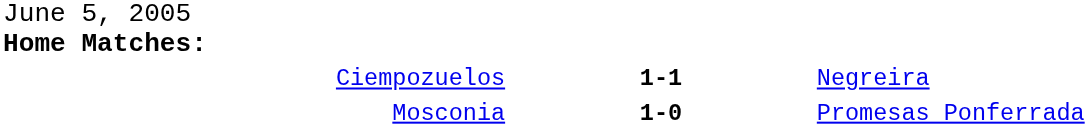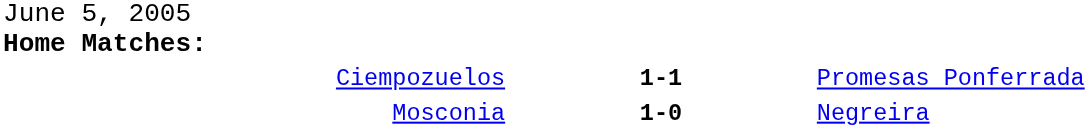(873, 79) Negreira -> (951, 79) Promesas Ponferrada
(951, 114) Promesas Ponferrada -> (873, 114) Negreira
